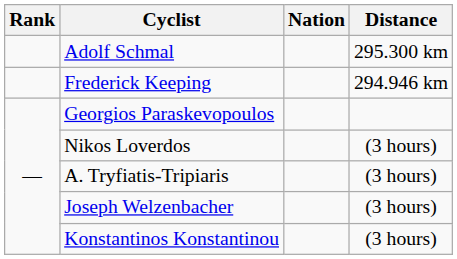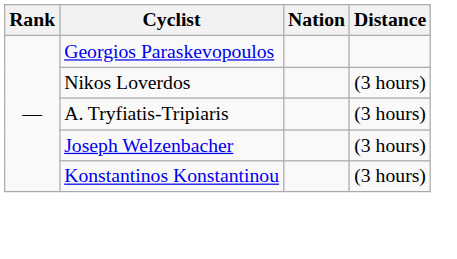- row: (119, 51)
- row: (138, 82)
